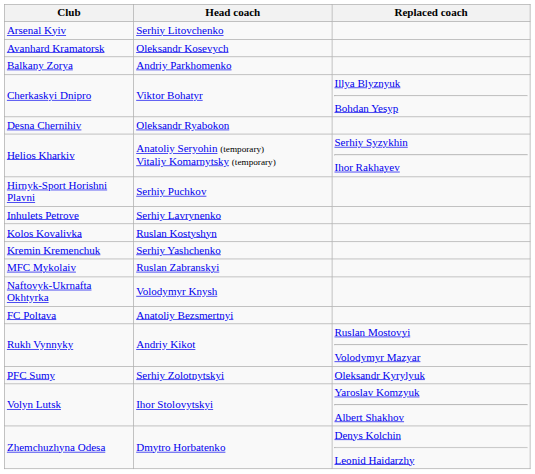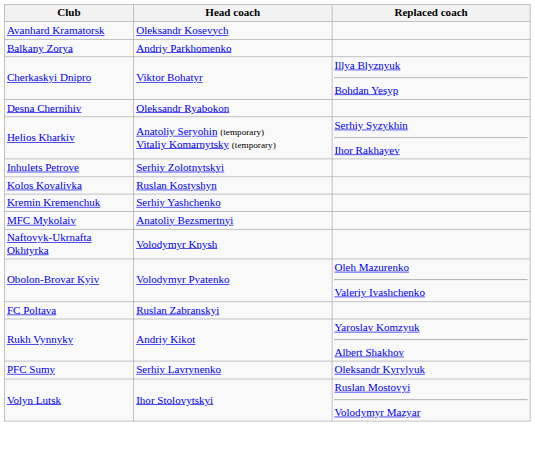- row: (36, 30)
- row: (57, 191)
(179, 215) Serhiy Lavrynenko -> (180, 167) Serhiy Zolotnytskyi
(178, 267) Ruslan Zabranskyi -> (185, 220) Anatoliy Bezsmertnyi
+ row: (53, 280)
(185, 315) Anatoliy Bezsmertnyi -> (178, 310) Ruslan Zabranskyi
(431, 345) Ruslan Mostovyi Volodymyr Mazyar -> (431, 340) Yaroslav Komzyuk Albert Shakhov
(180, 375) Serhiy Zolotnytskyi -> (179, 370) Serhiy Lavrynenko
(431, 405) Yaroslav Komzyuk Albert Shakhov -> (431, 400) Ruslan Mostovyi Volodymyr Mazyar
- row: (56, 447)
